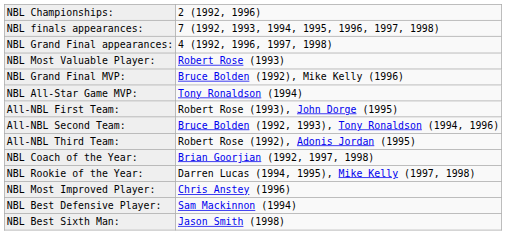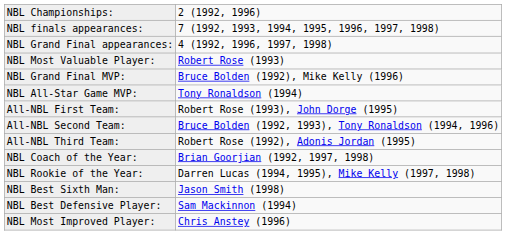rows swapped: (81, 190) <-> (63, 222)
